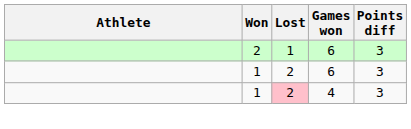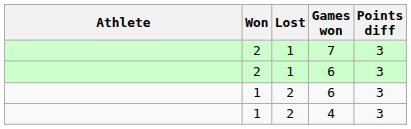+ row: (257, 51)
(290, 93) pink background -> (290, 114) no background
